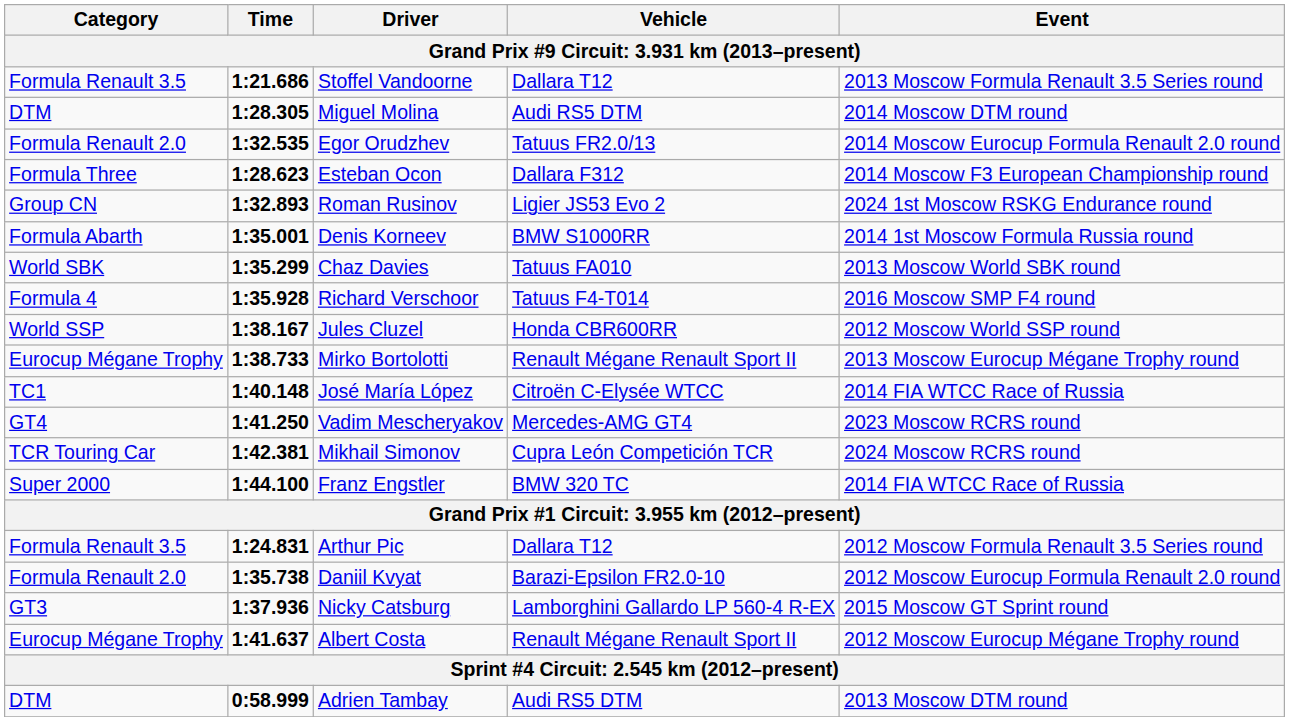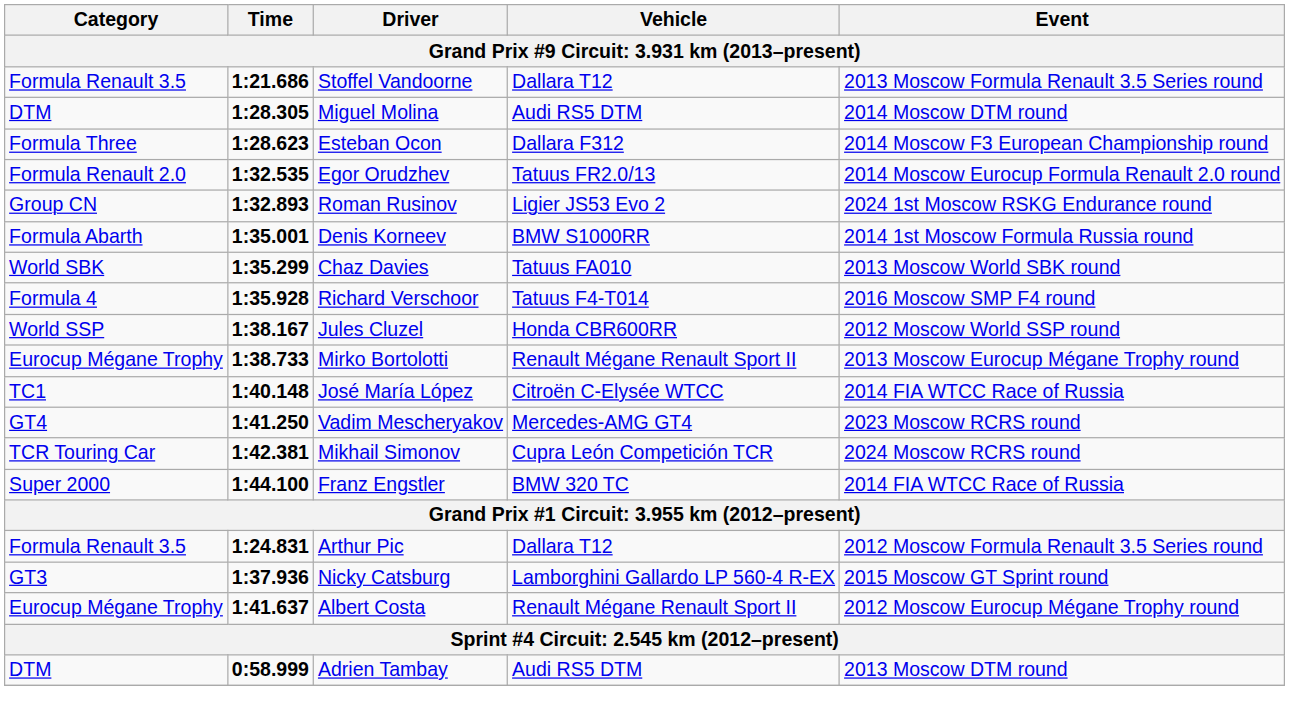rows swapped: (380, 174) <-> (384, 143)
- row: (369, 577)
